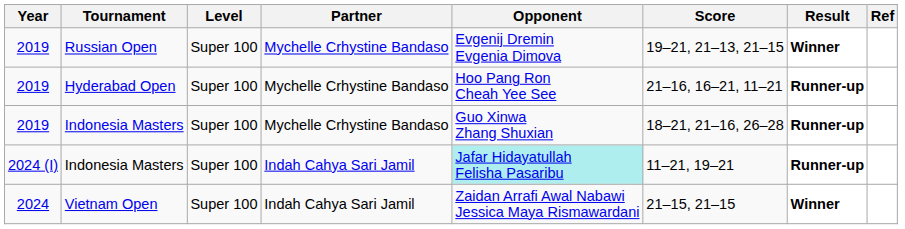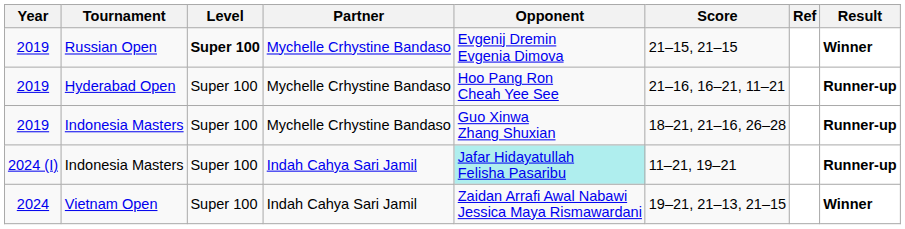columns swapped: (827, 16) <-> (883, 16)
(224, 47) normal -> (225, 47) bold
(715, 47) 19–21, 21–13, 21–15 -> (693, 47) 21–15, 21–15
(691, 204) 21–15, 21–15 -> (717, 204) 19–21, 21–13, 21–15
